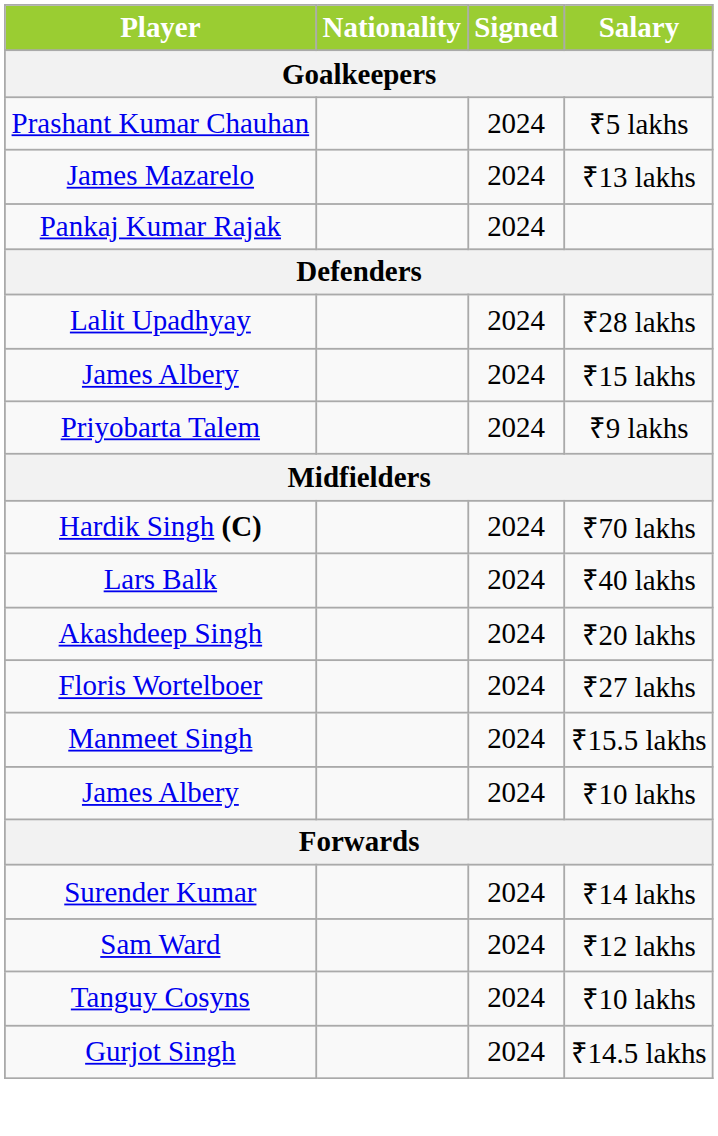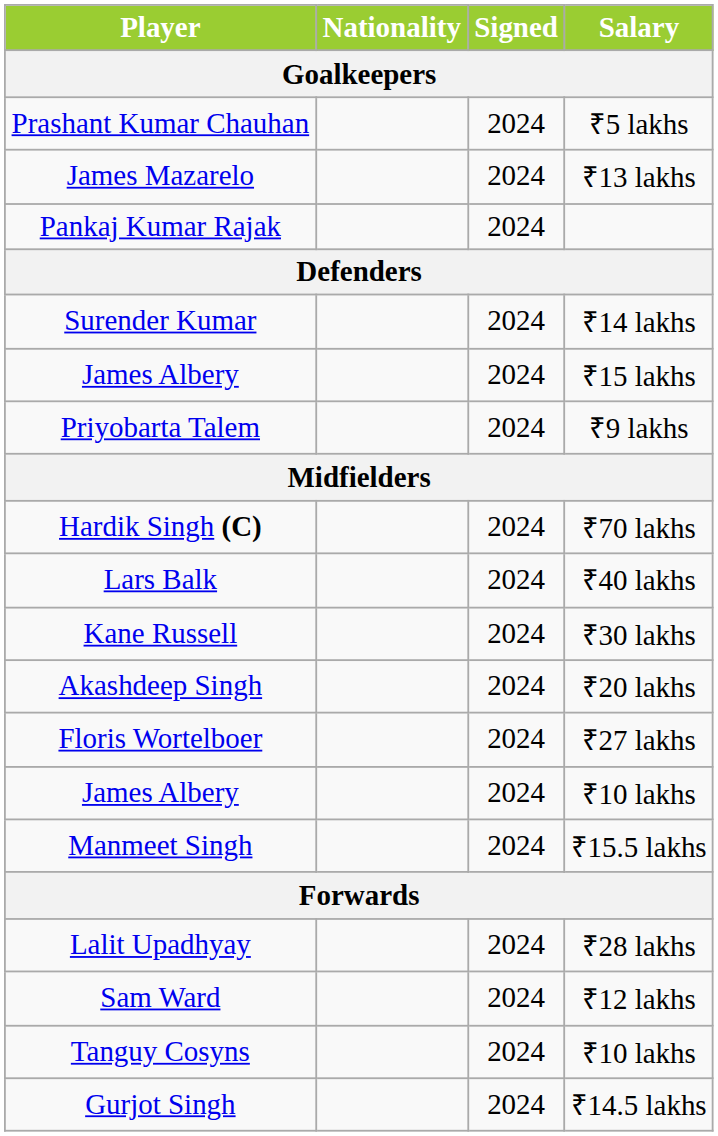rows swapped: (160, 891) <-> (160, 321)
+ row: (160, 632)
rows swapped: (160, 792) <-> (160, 739)
